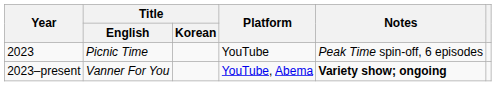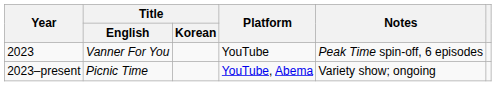(117, 52) Picnic Time -> (128, 52) Vanner For You
(128, 71) Vanner For You -> (117, 71) Picnic Time
(383, 71) bold -> (377, 71) normal
